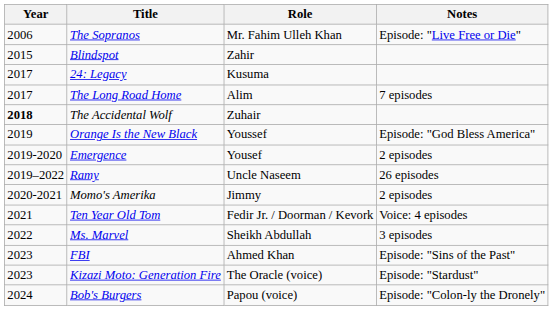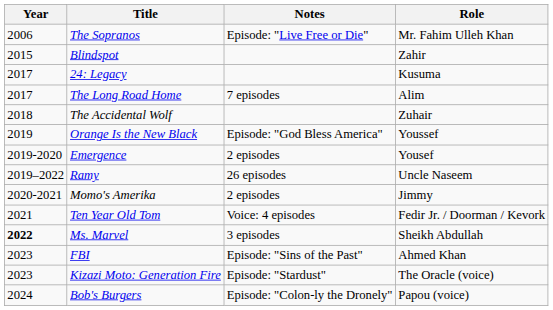columns swapped: (300, 14) <-> (462, 14)
(20, 114) bold -> (20, 114) normal
(20, 235) normal -> (20, 235) bold
